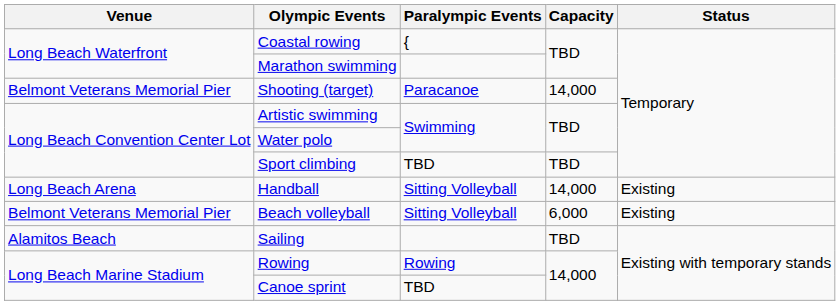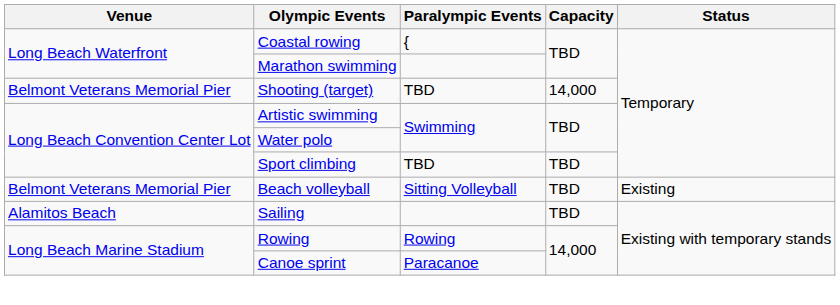(441, 90) Paracanoe -> (419, 90) TBD
- row: (288, 189)
(568, 213) 6,000 -> (564, 189) TBD
(419, 287) TBD -> (441, 262) Paracanoe
